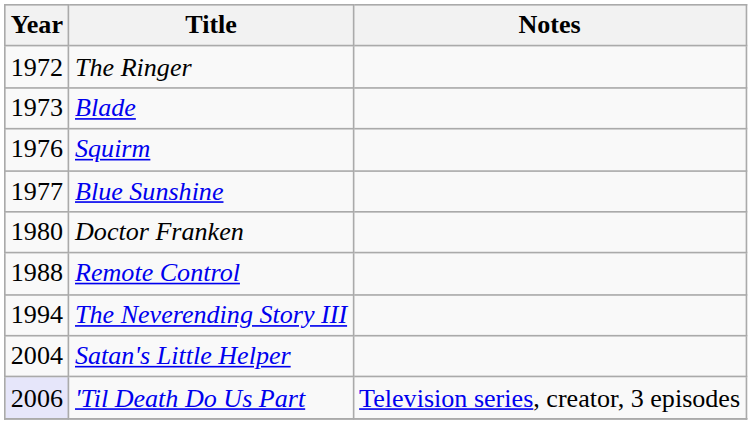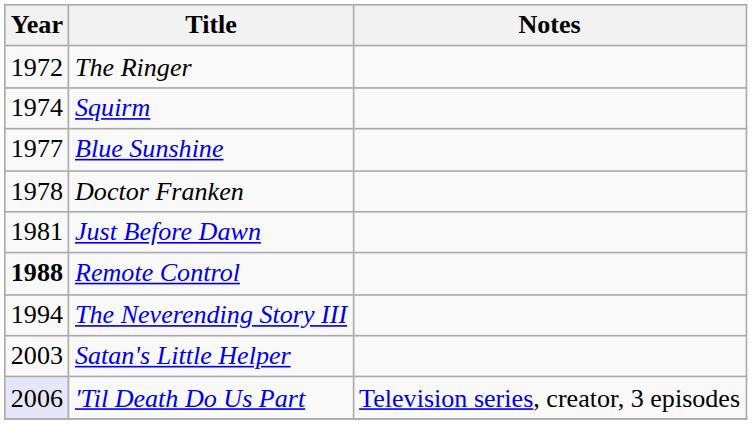- row: (105, 107)
(37, 149) 1976 -> (37, 107) 1974
(37, 231) 1980 -> (37, 190) 1978
+ row: (168, 231)
(37, 273) normal -> (37, 273) bold
(37, 356) 2004 -> (37, 356) 2003
